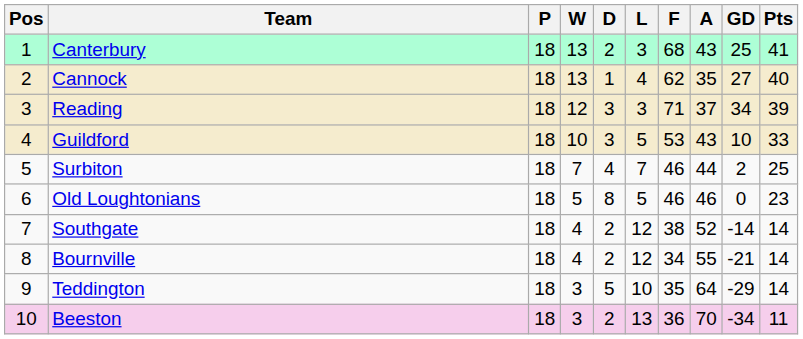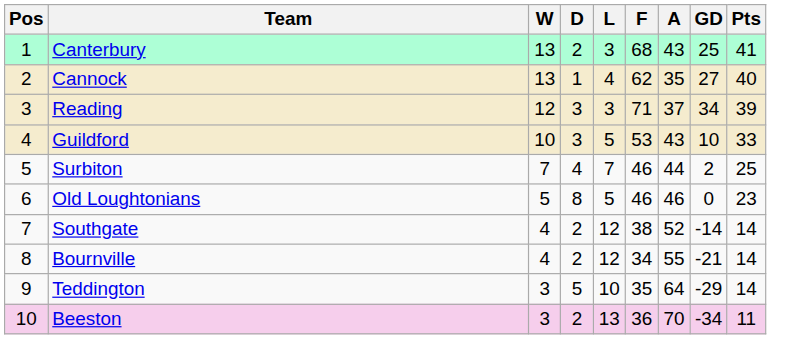- column: (545, 19)
